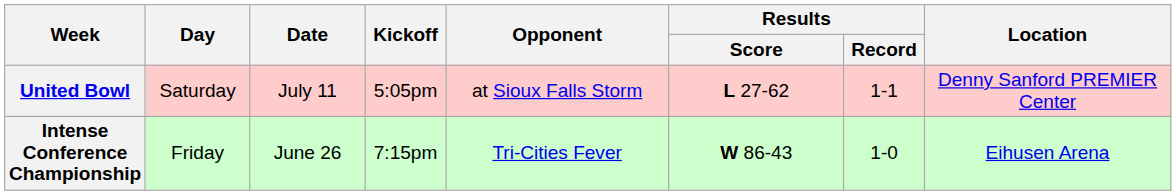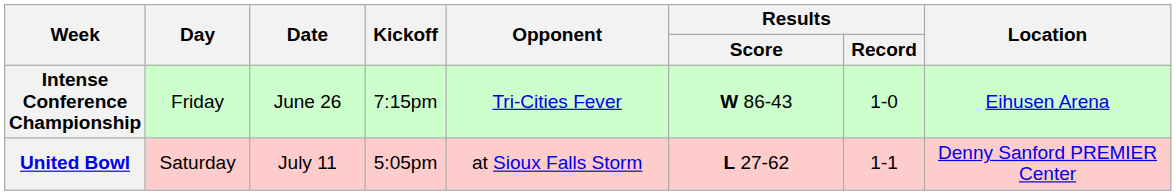rows swapped: (75, 153) <-> (75, 90)
